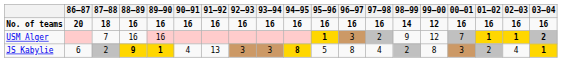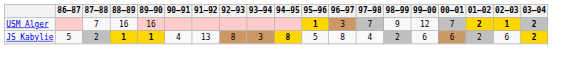- row: (35, 24)
(379, 37) 2 -> (370, 24) 7
(489, 37) 1 -> (479, 24) 2
(78, 50) 6 -> (69, 37) 5
(133, 50) 9 -> (124, 37) 1
(243, 50) 3 -> (233, 37) 8
(434, 50) 8 -> (425, 37) 6
(462, 50) 3 -> (452, 37) 6
(516, 50) 4 -> (507, 37) 6
(544, 50) 1 -> (534, 37) 2
